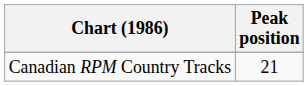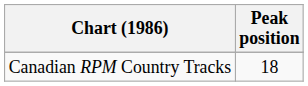(269, 66) 21 -> (269, 66) 18
